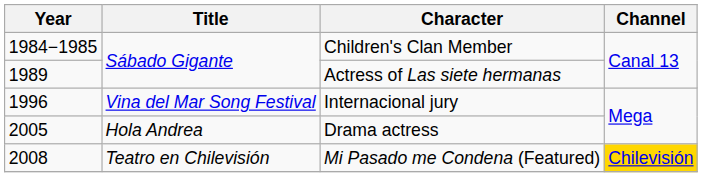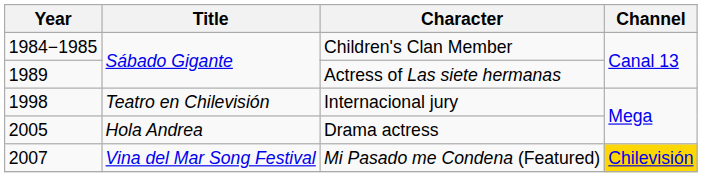(28, 102) 1996 -> (28, 102) 1998
(211, 102) Vina del Mar Song Festival -> (187, 102) Teatro en Chilevisión
(28, 158) 2008 -> (28, 158) 2007
(187, 158) Teatro en Chilevisión -> (211, 158) Vina del Mar Song Festival
